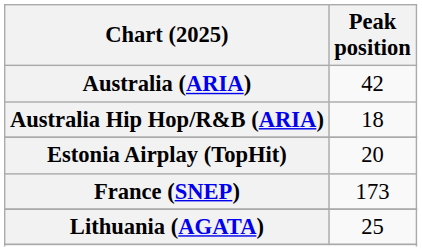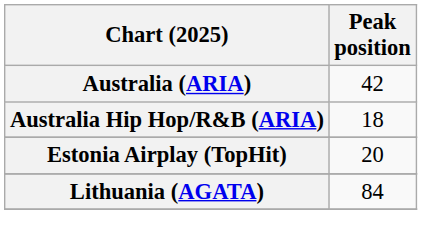- row: (167, 190)
(373, 226) 25 -> (373, 190) 84
